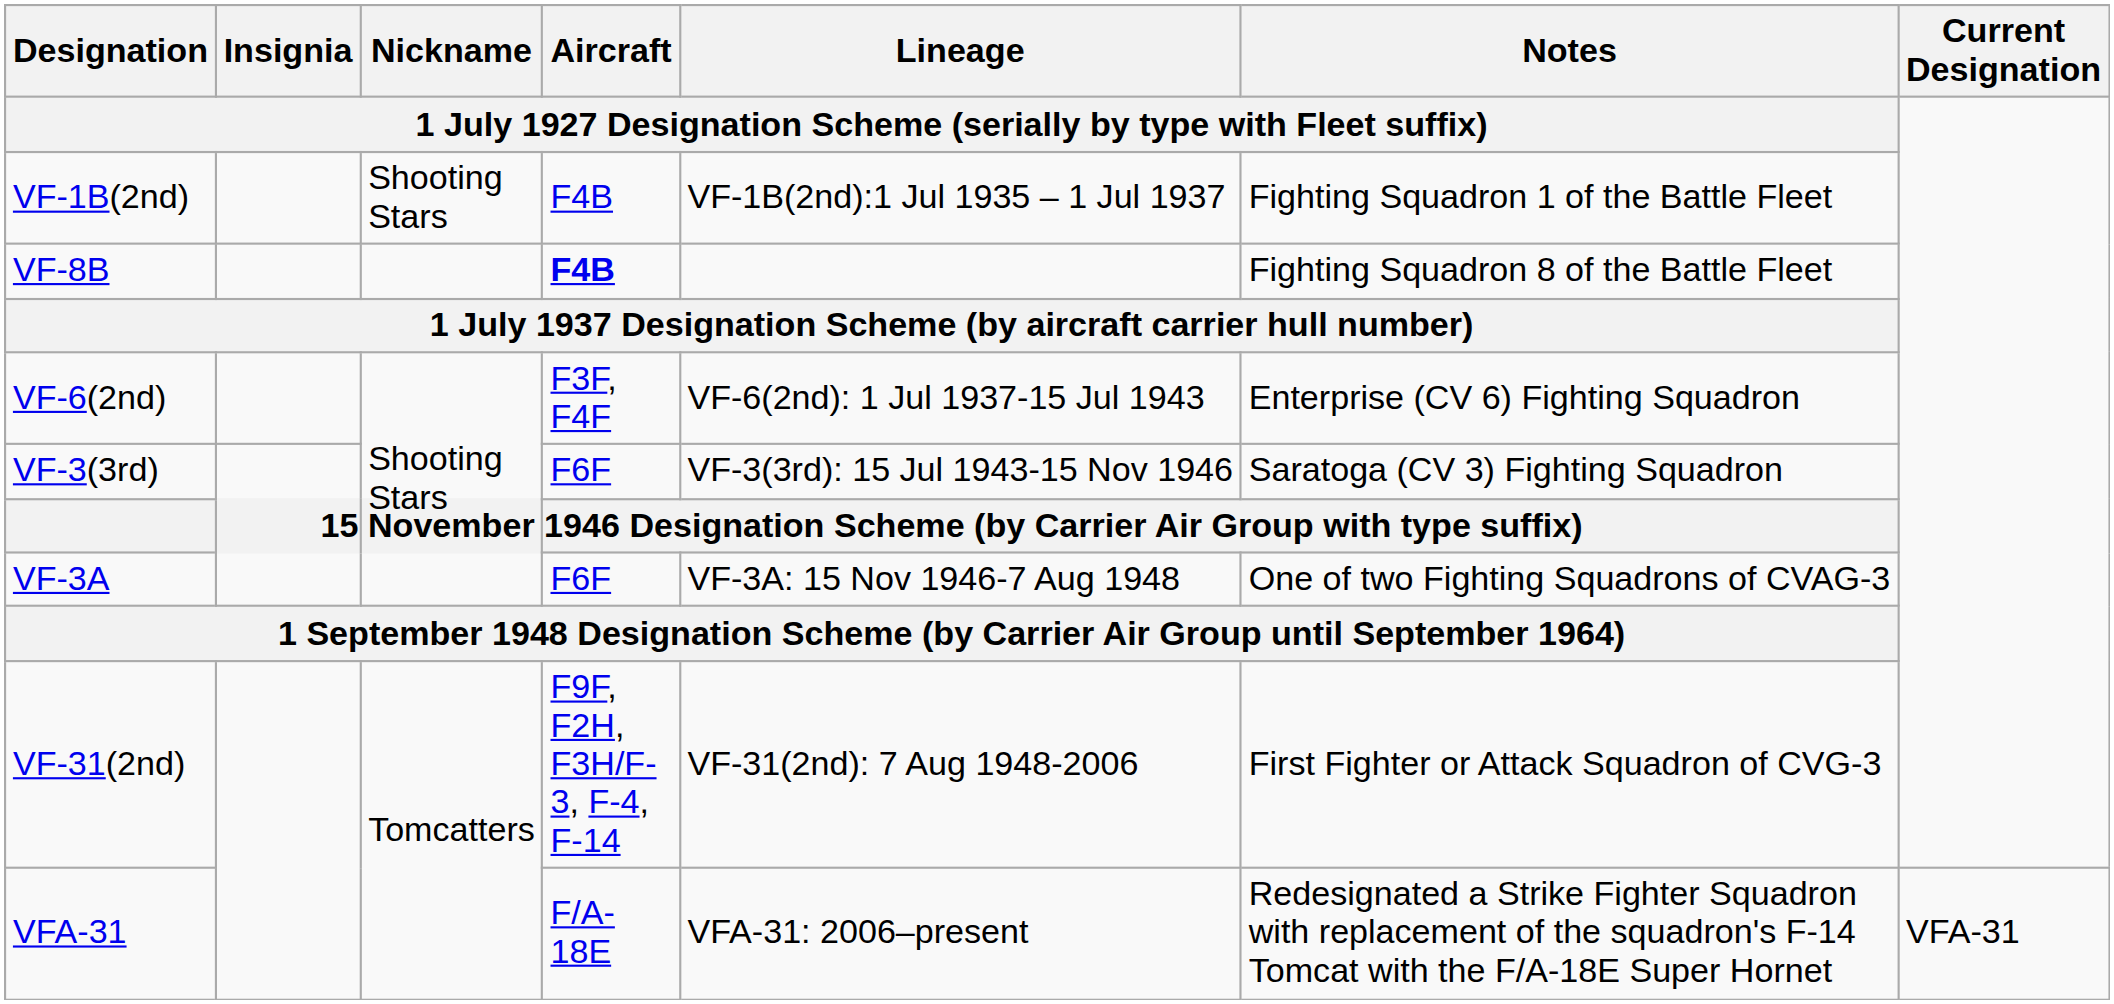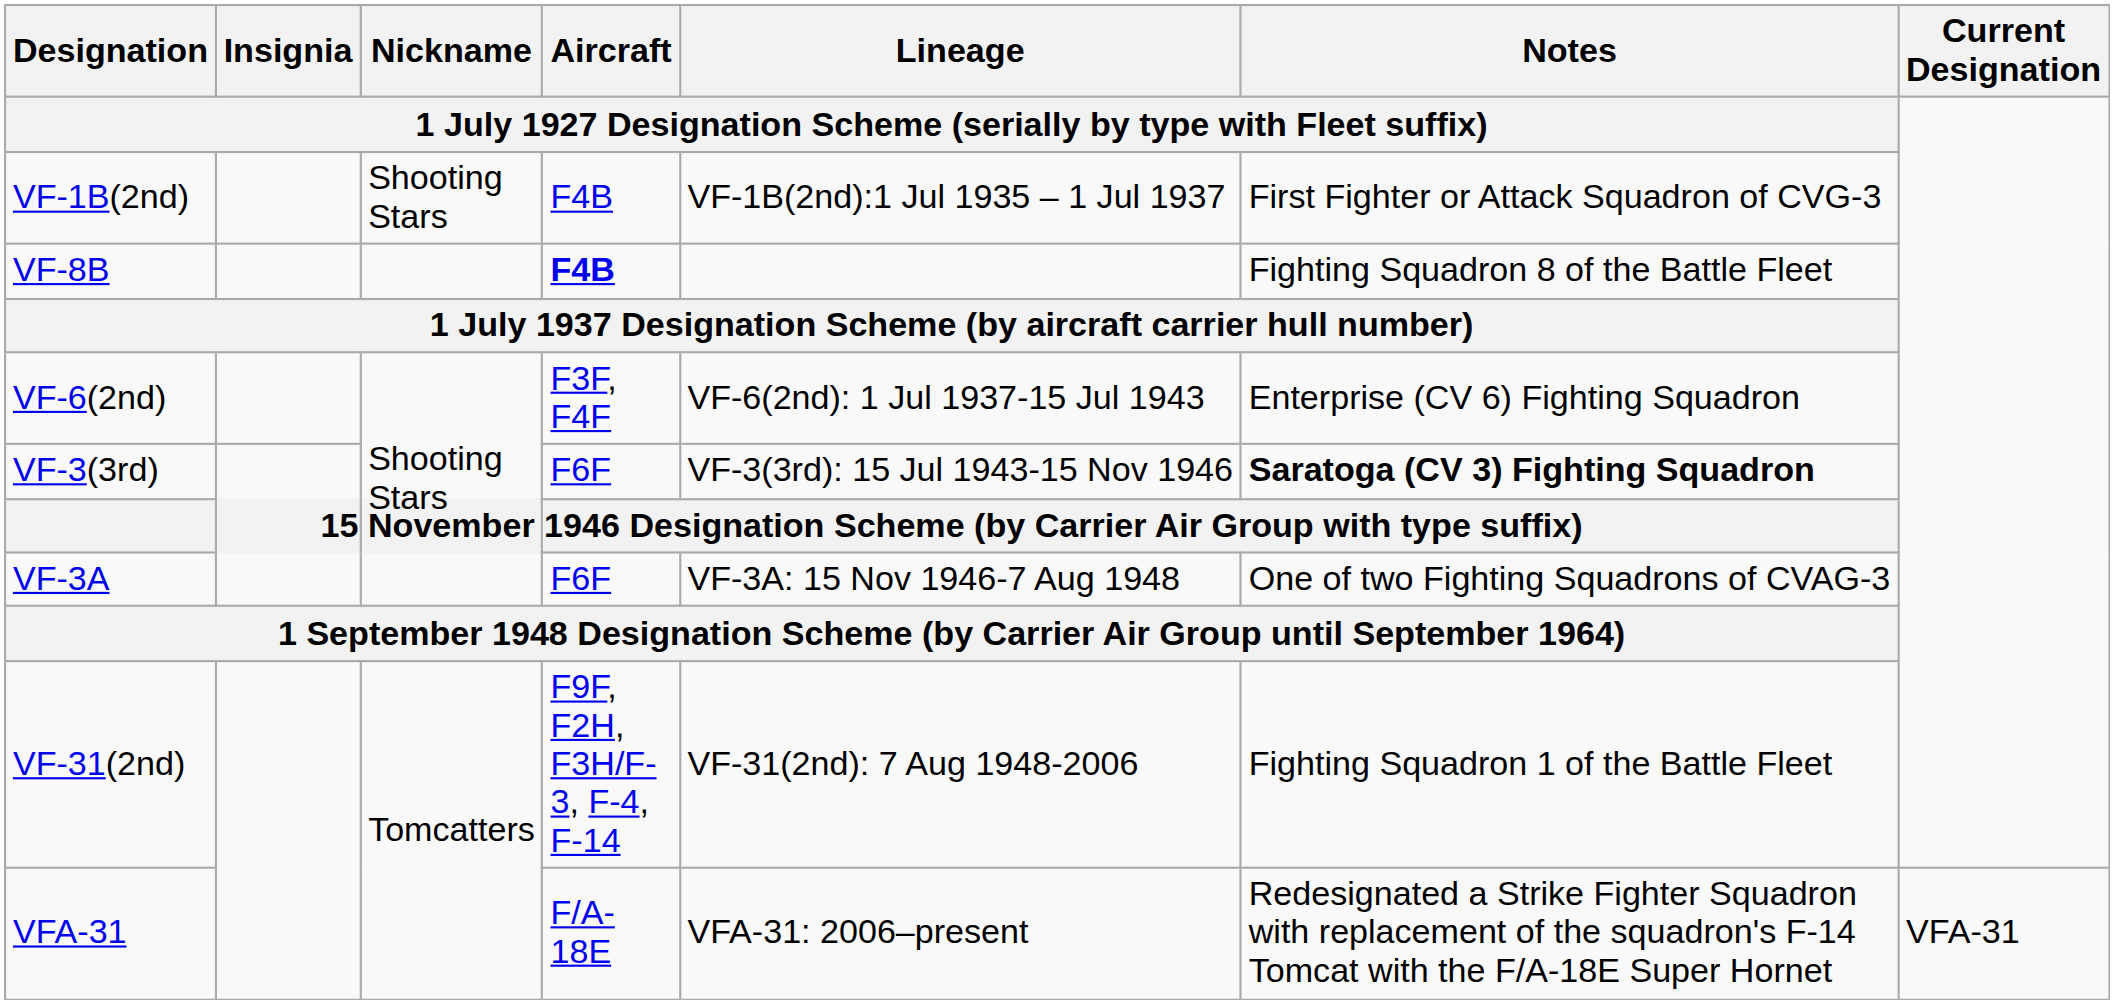(1540, 197) Fighting Squadron 1 of the Battle Fleet -> (1565, 197) First Fighter or Attack Squadron of CVG-3
(1516, 470) normal -> (1532, 470) bold
(1565, 763) First Fighter or Attack Squadron of CVG-3 -> (1540, 763) Fighting Squadron 1 of the Battle Fleet
